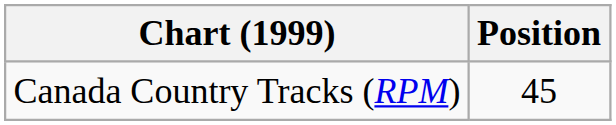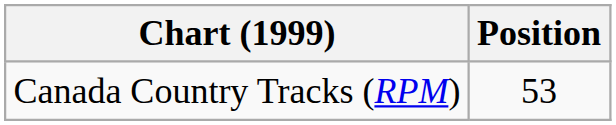(539, 90) 45 -> (539, 90) 53
